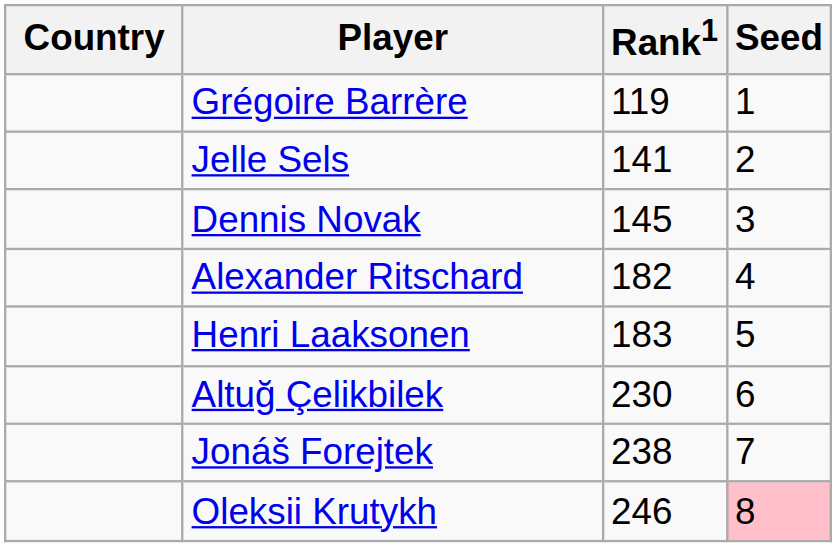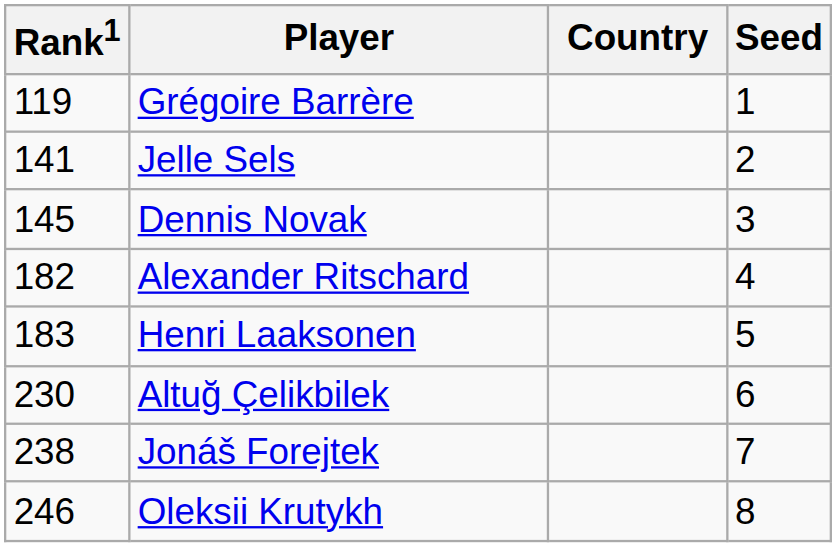columns swapped: (94, 38) <-> (665, 38)
(745, 510) pink background -> (745, 510) no background
